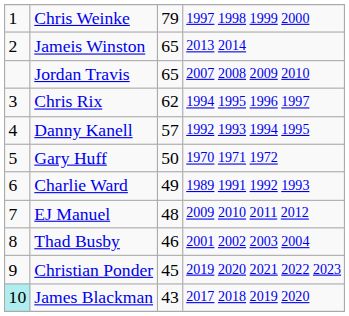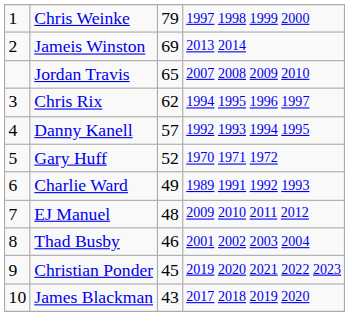(170, 46) 65 -> (170, 46) 69
(170, 158) 50 -> (170, 158) 52
(17, 297) paleturquoise background -> (17, 297) no background
